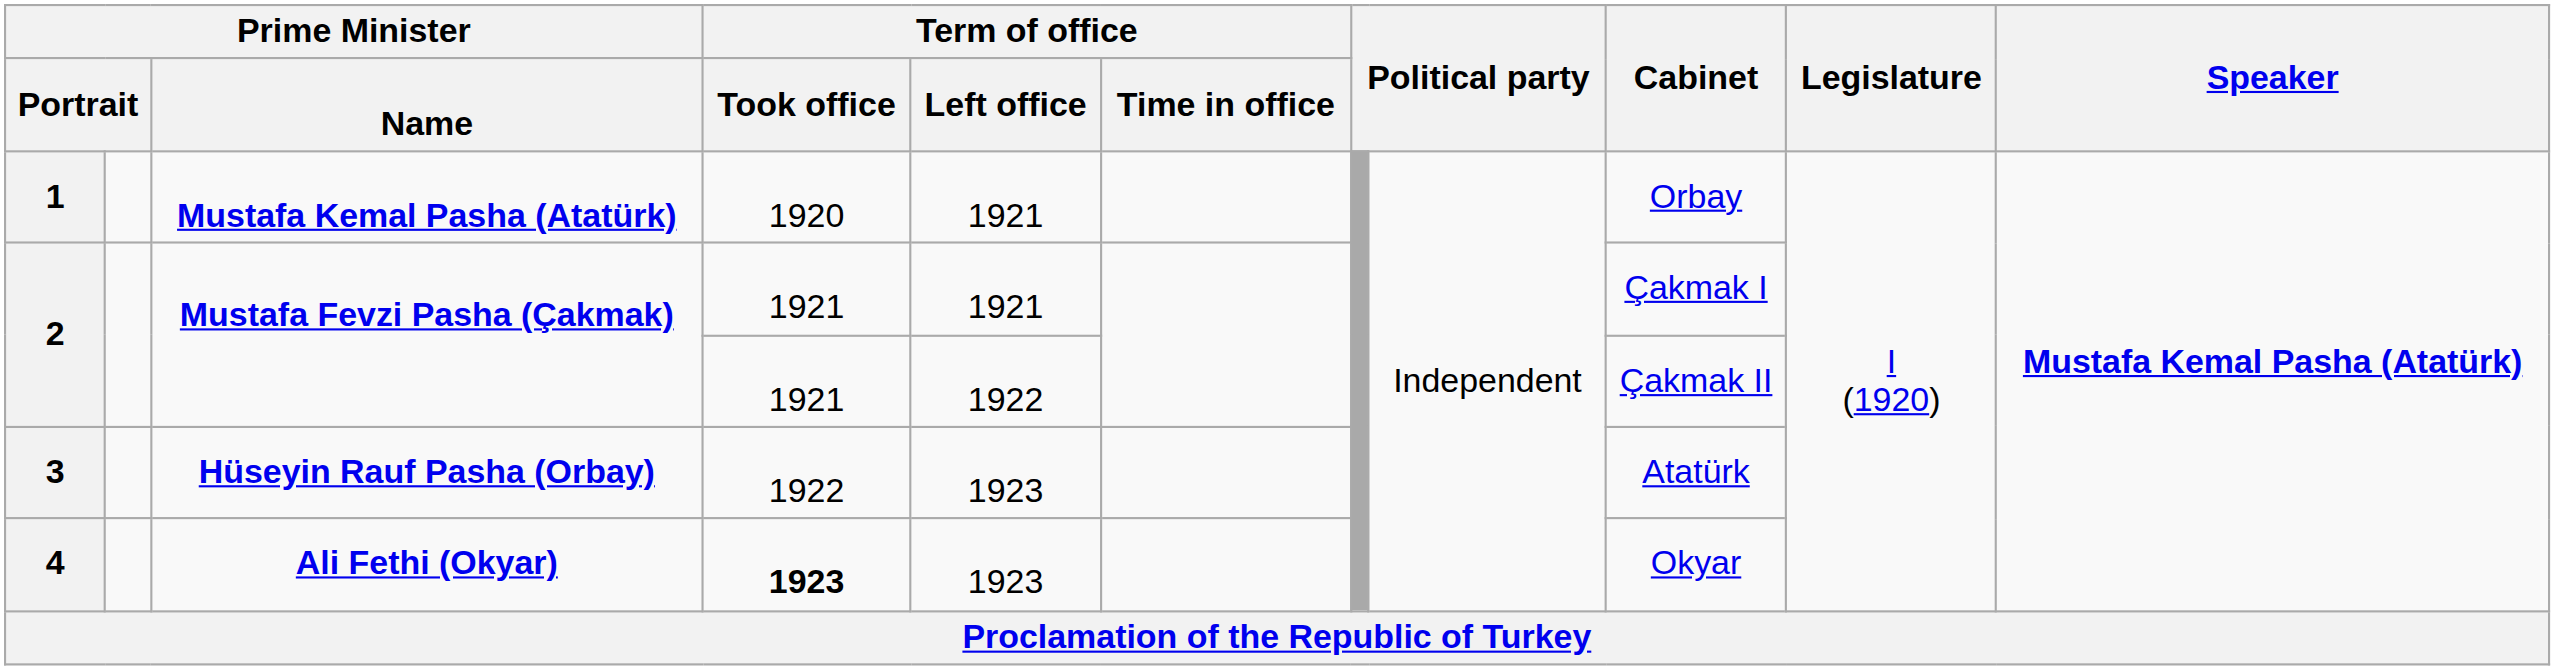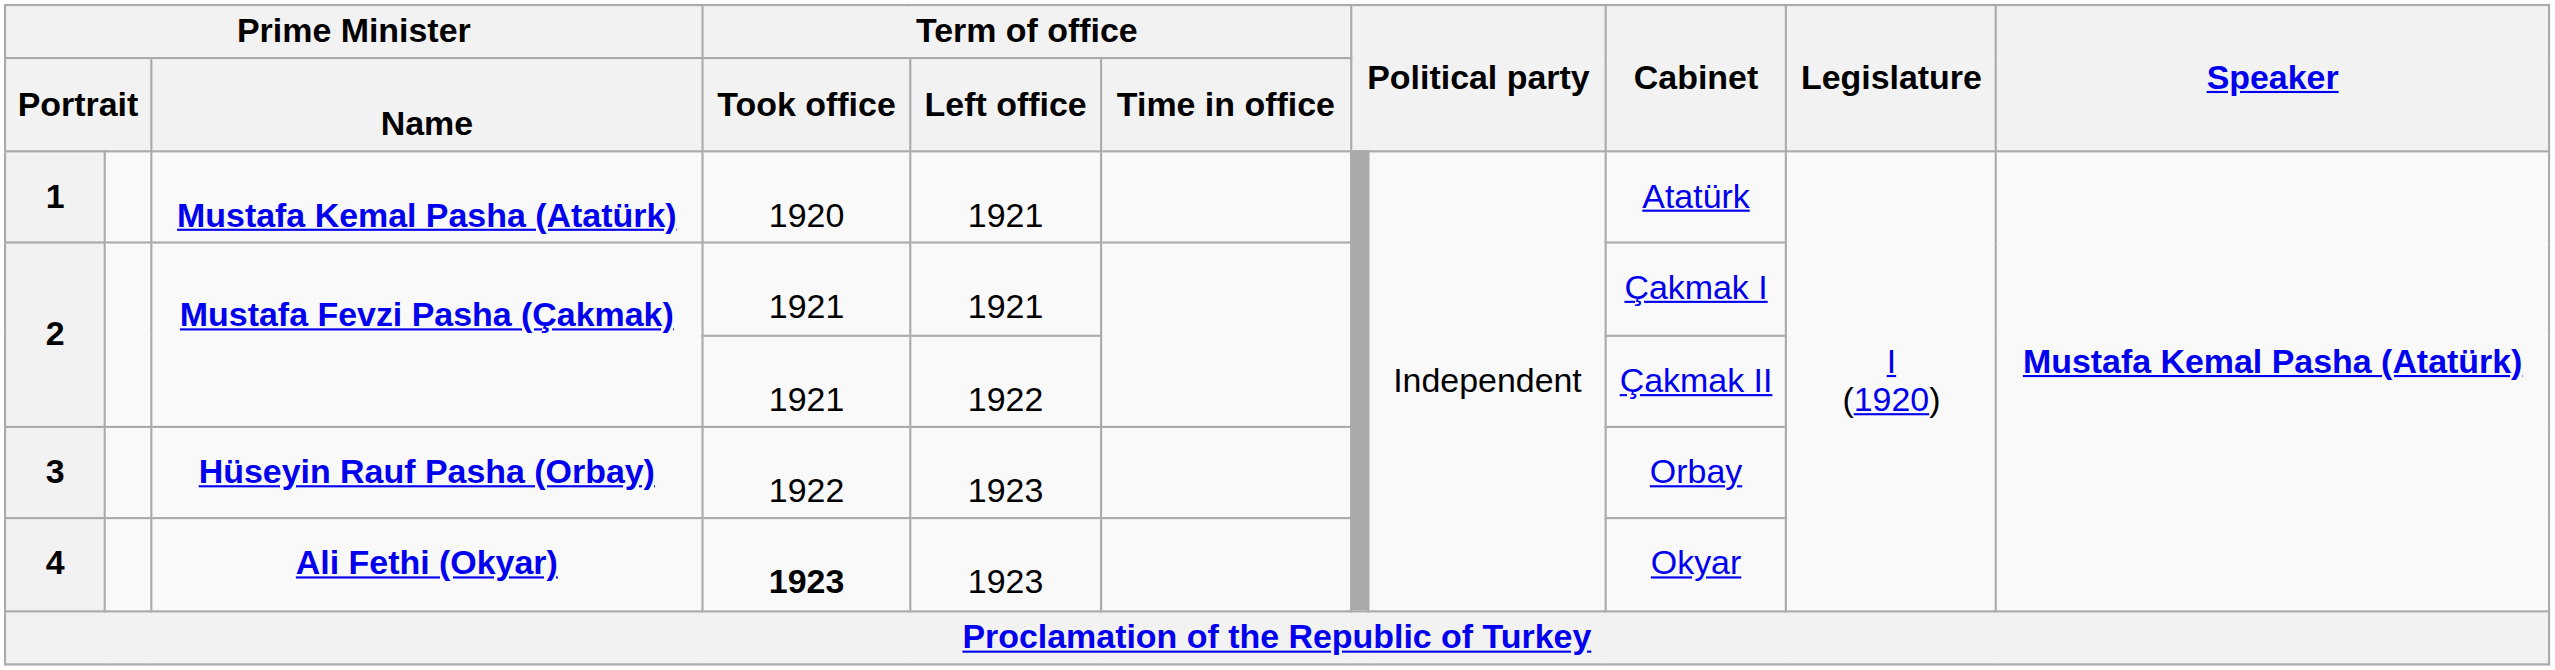(1696, 196) Orbay -> (1696, 196) Atatürk
(1696, 472) Atatürk -> (1696, 472) Orbay
